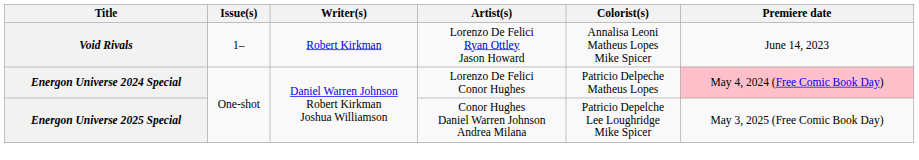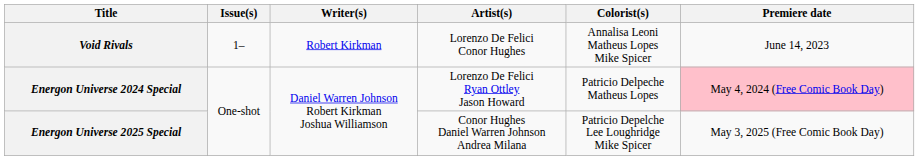(492, 44) Lorenzo De Felici Ryan Ottley Jason Howard -> (492, 44) Lorenzo De Felici Conor Hughes
(492, 82) Lorenzo De Felici Conor Hughes -> (492, 89) Lorenzo De Felici Ryan Ottley Jason Howard
